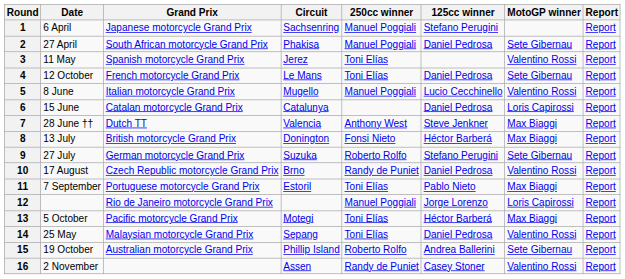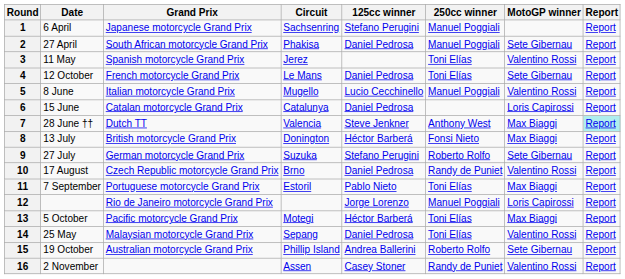columns swapped: (463, 12) <-> (382, 12)
(601, 123) no background -> (601, 123) paleturquoise background
